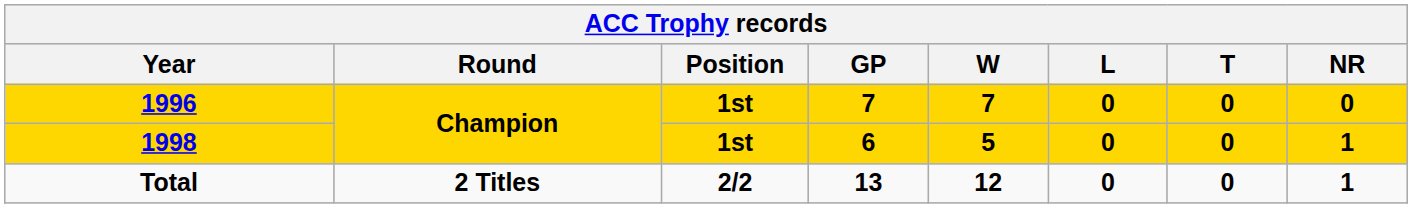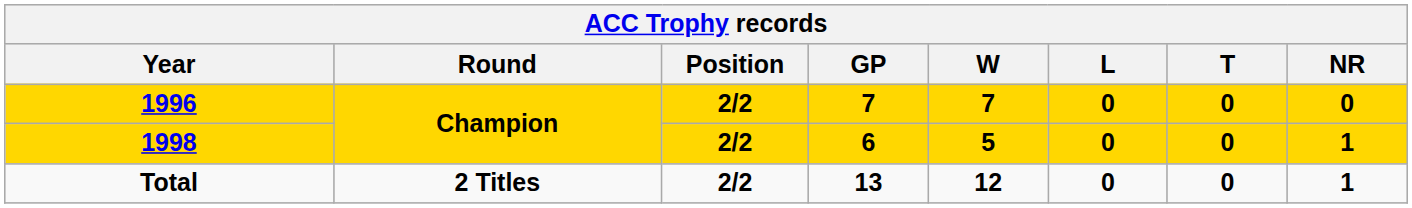(735, 103) 1st -> (735, 103) 2/2
(735, 143) 1st -> (735, 143) 2/2
